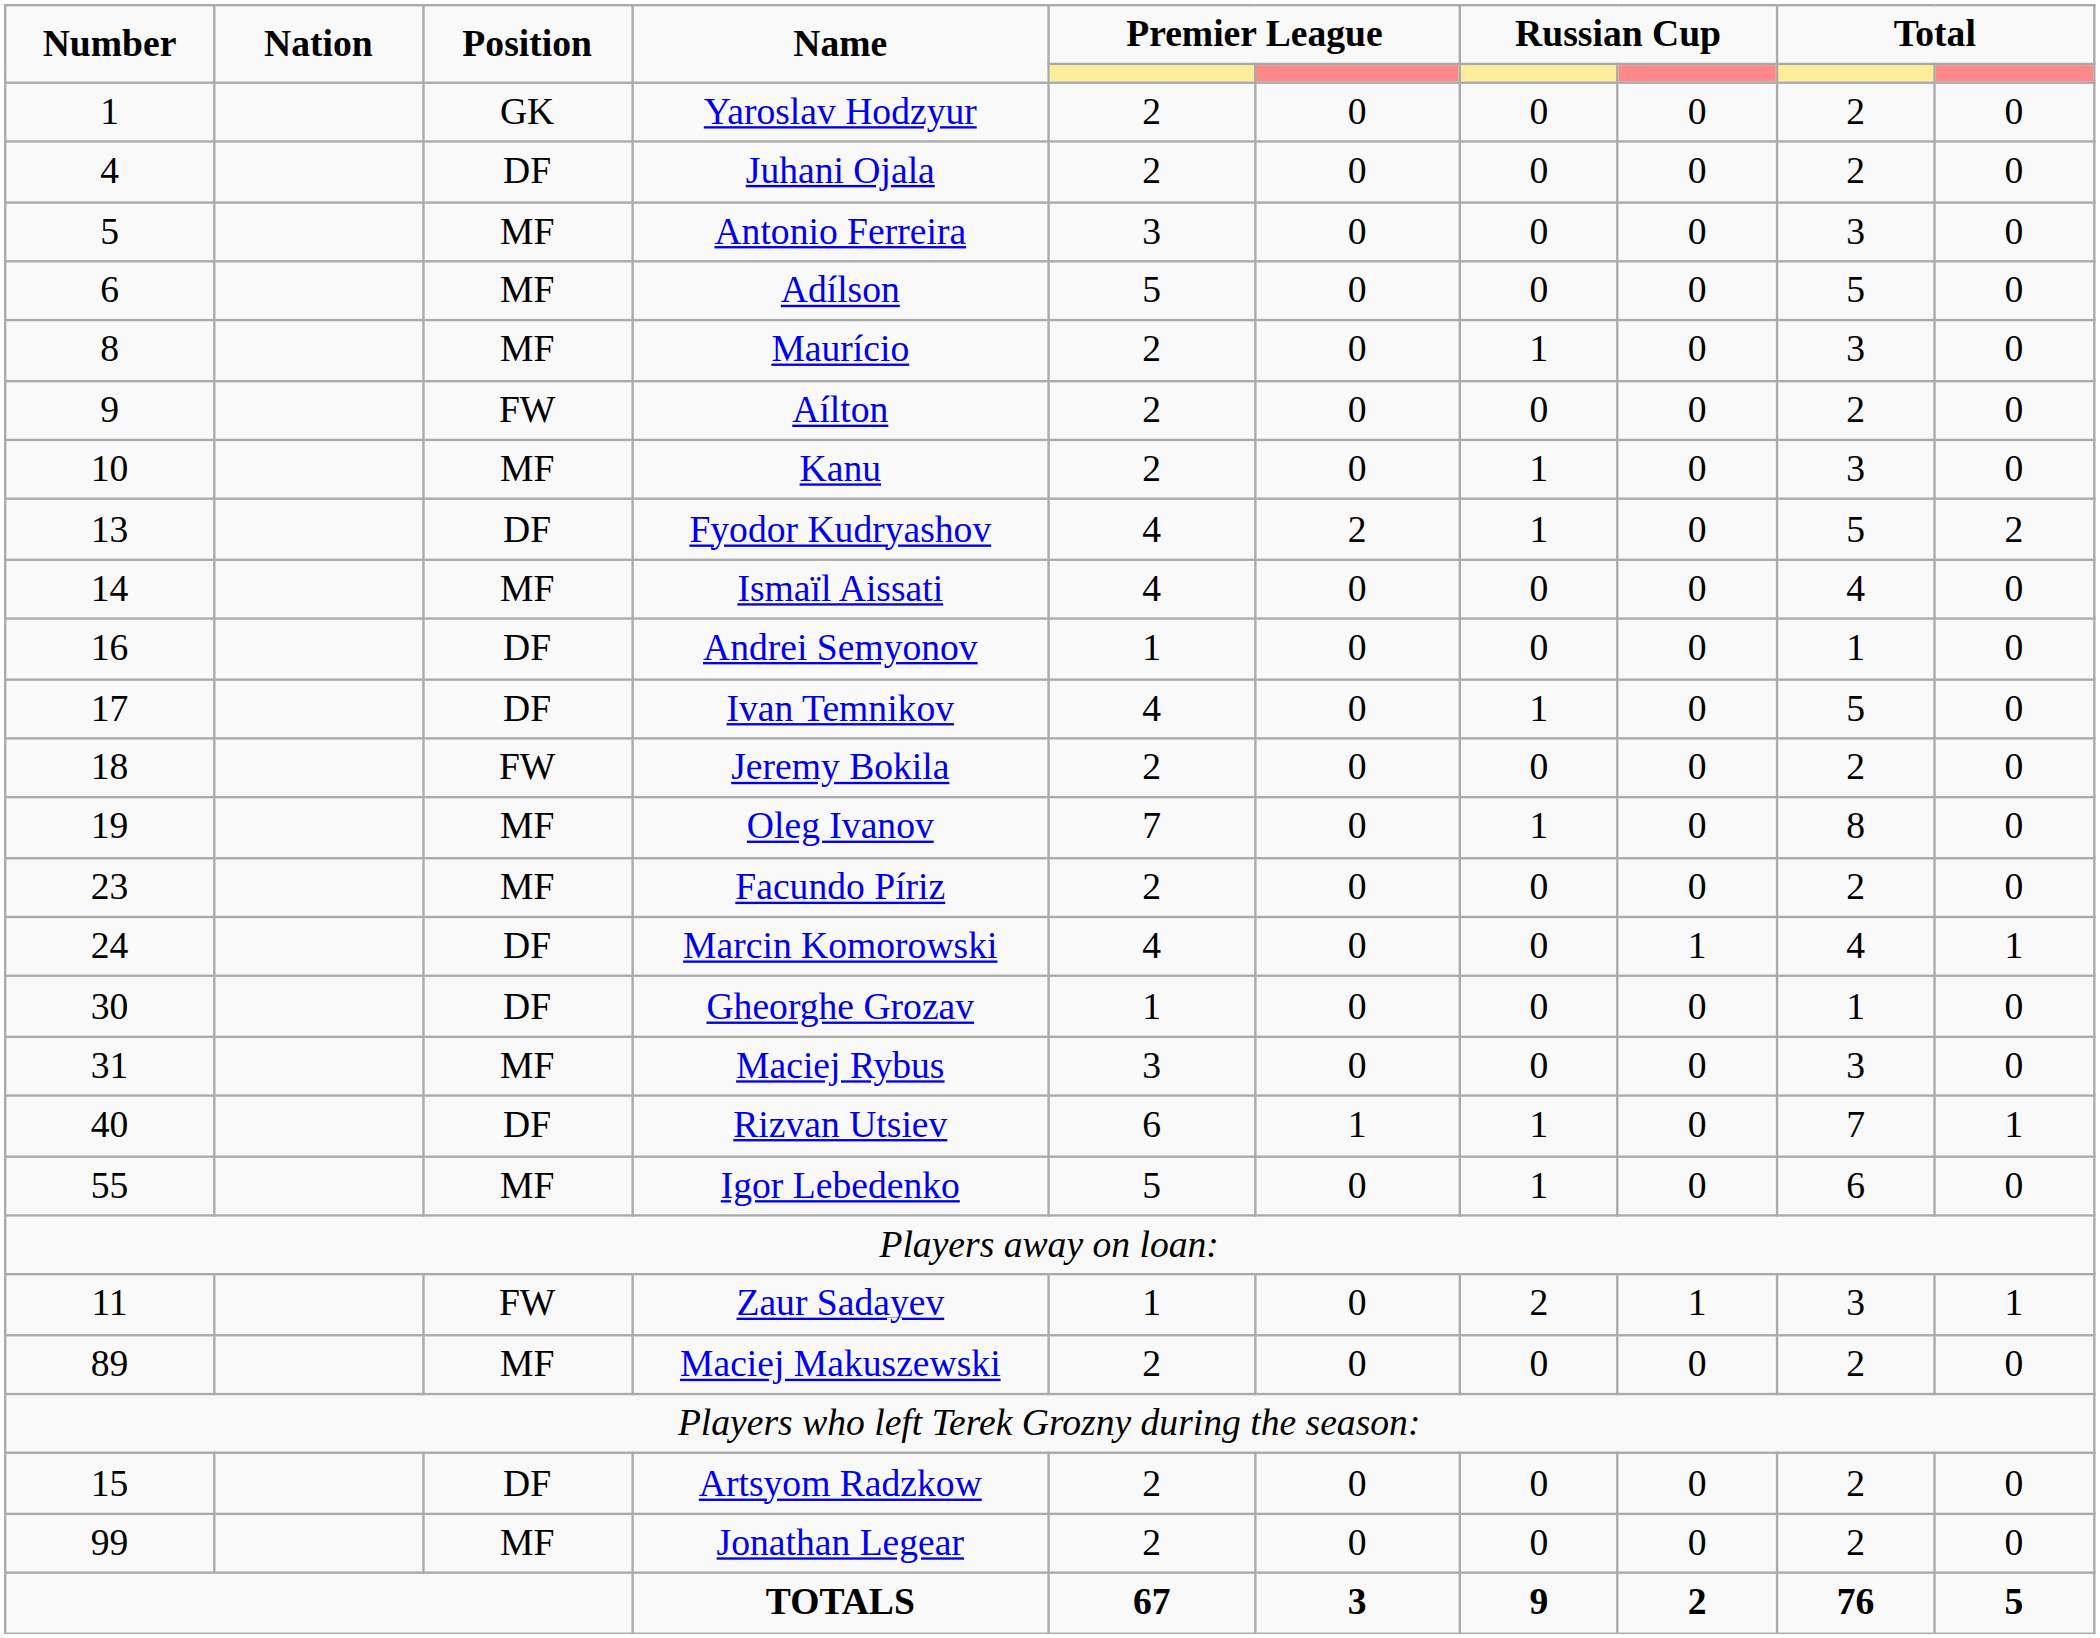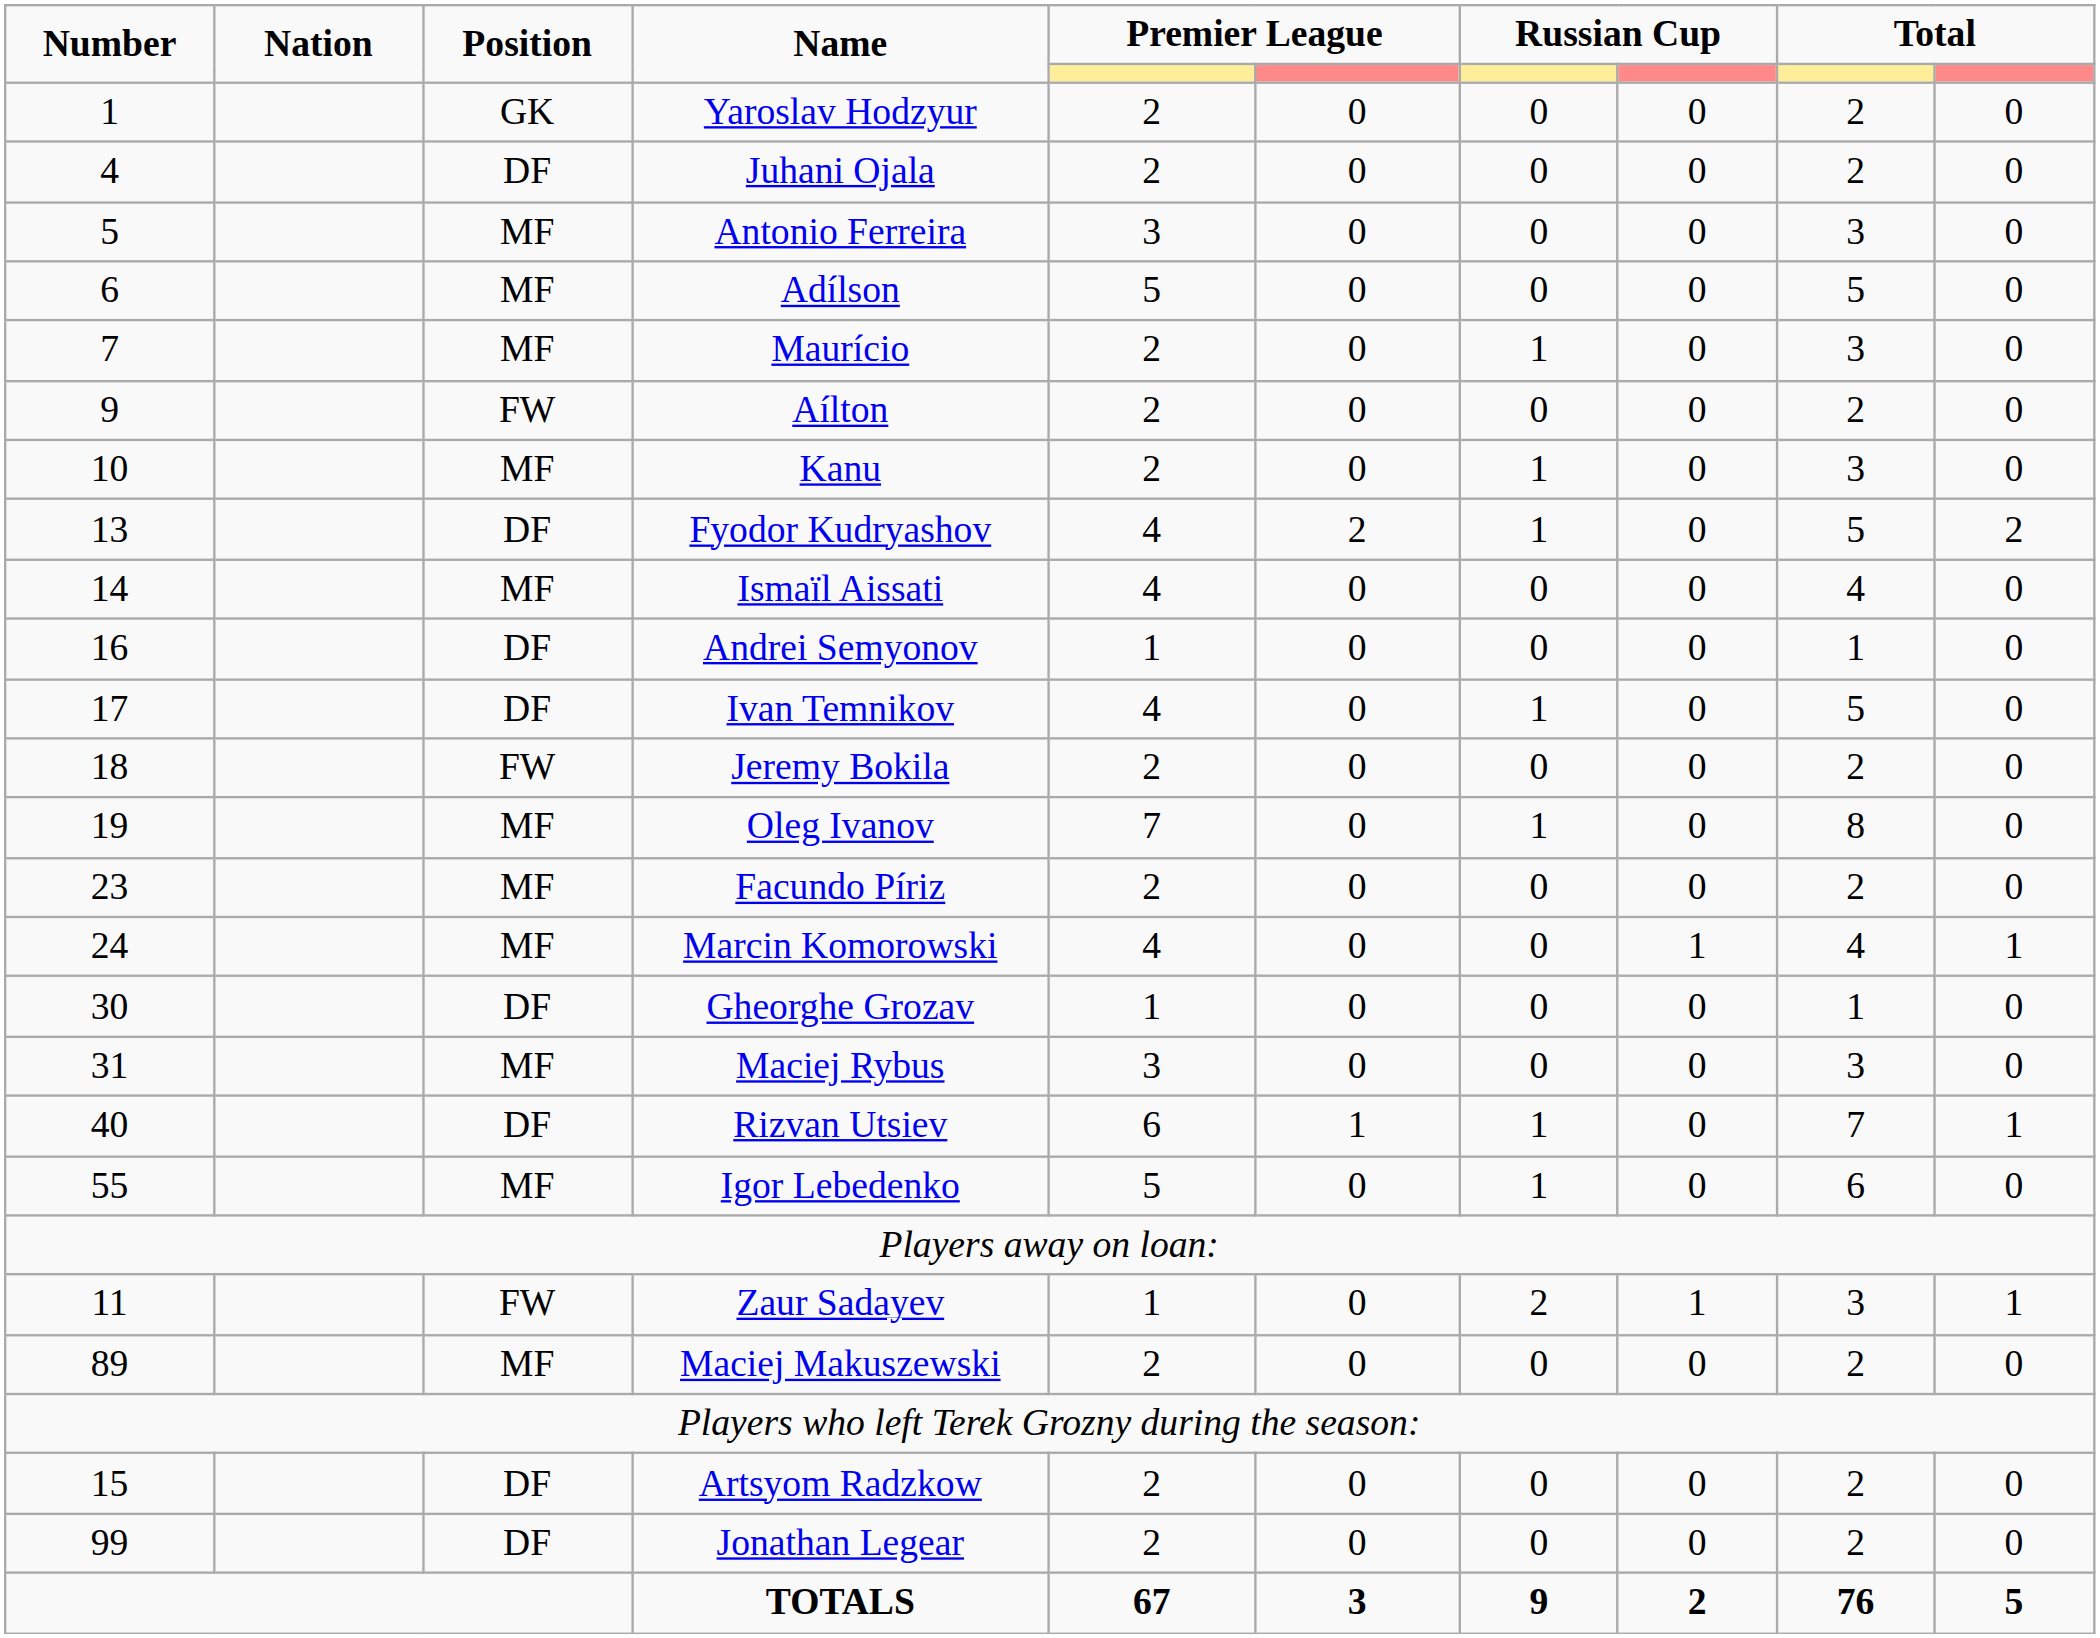(110, 349) 8 -> (110, 349) 7
(527, 946) DF -> (527, 946) MF
(527, 1542) MF -> (527, 1542) DF
